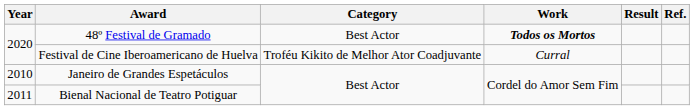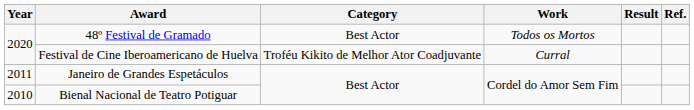(553, 34) bold -> (553, 34) normal
(20, 74) 2010 -> (20, 74) 2011
(20, 94) 2011 -> (20, 94) 2010
